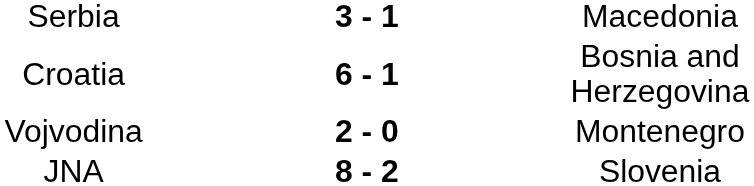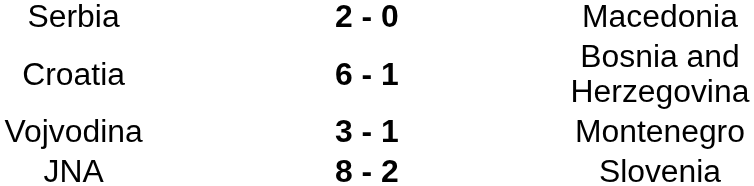(367, 16) 3 - 1 -> (367, 16) 2 - 0
(367, 131) 2 - 0 -> (367, 131) 3 - 1
